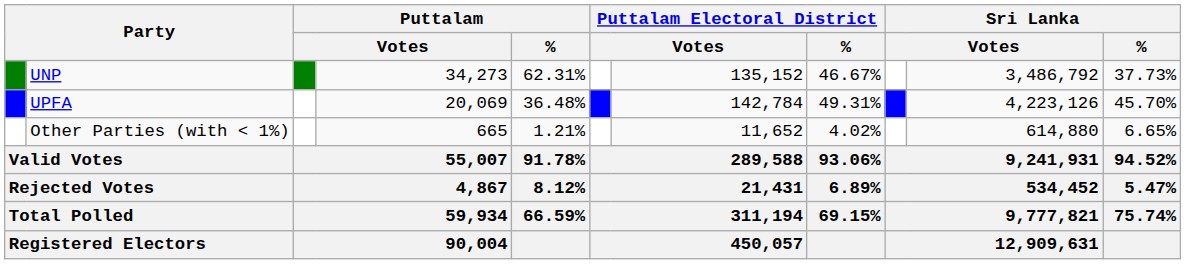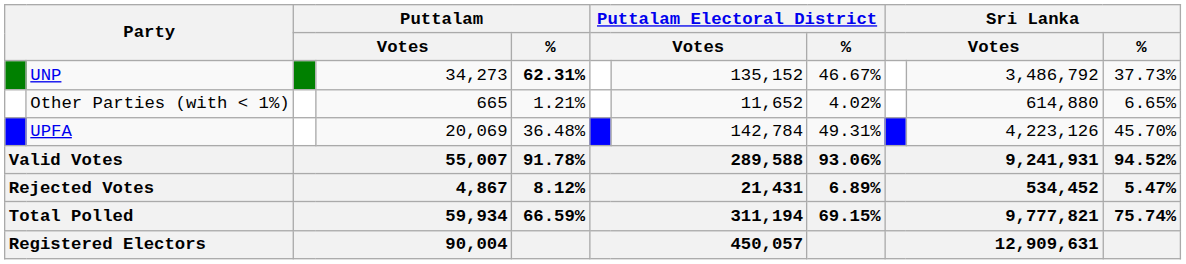(554, 75) normal -> (554, 75) bold
rows swapped: (51, 103) <-> (160, 131)
